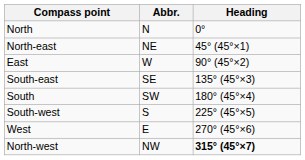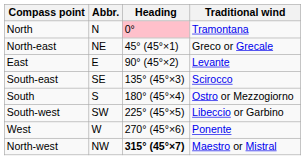+ column: (245, 12)
(200, 29) no background -> (130, 29) pink background
(147, 63) W -> (95, 63) E
(151, 96) SW -> (95, 96) S
(146, 113) S -> (100, 113) SW
(146, 130) E -> (96, 130) W
